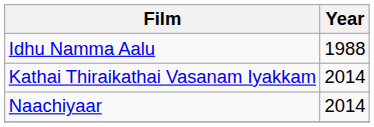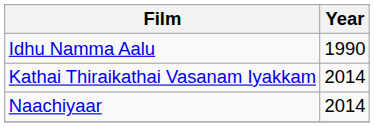(345, 48) 1988 -> (345, 48) 1990
